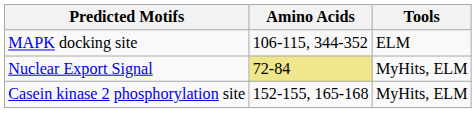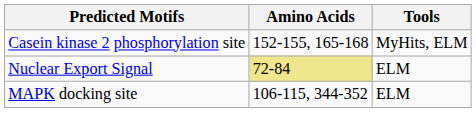rows swapped: (127, 94) <-> (73, 42)
(422, 68) MyHits, ELM -> (393, 68) ELM
